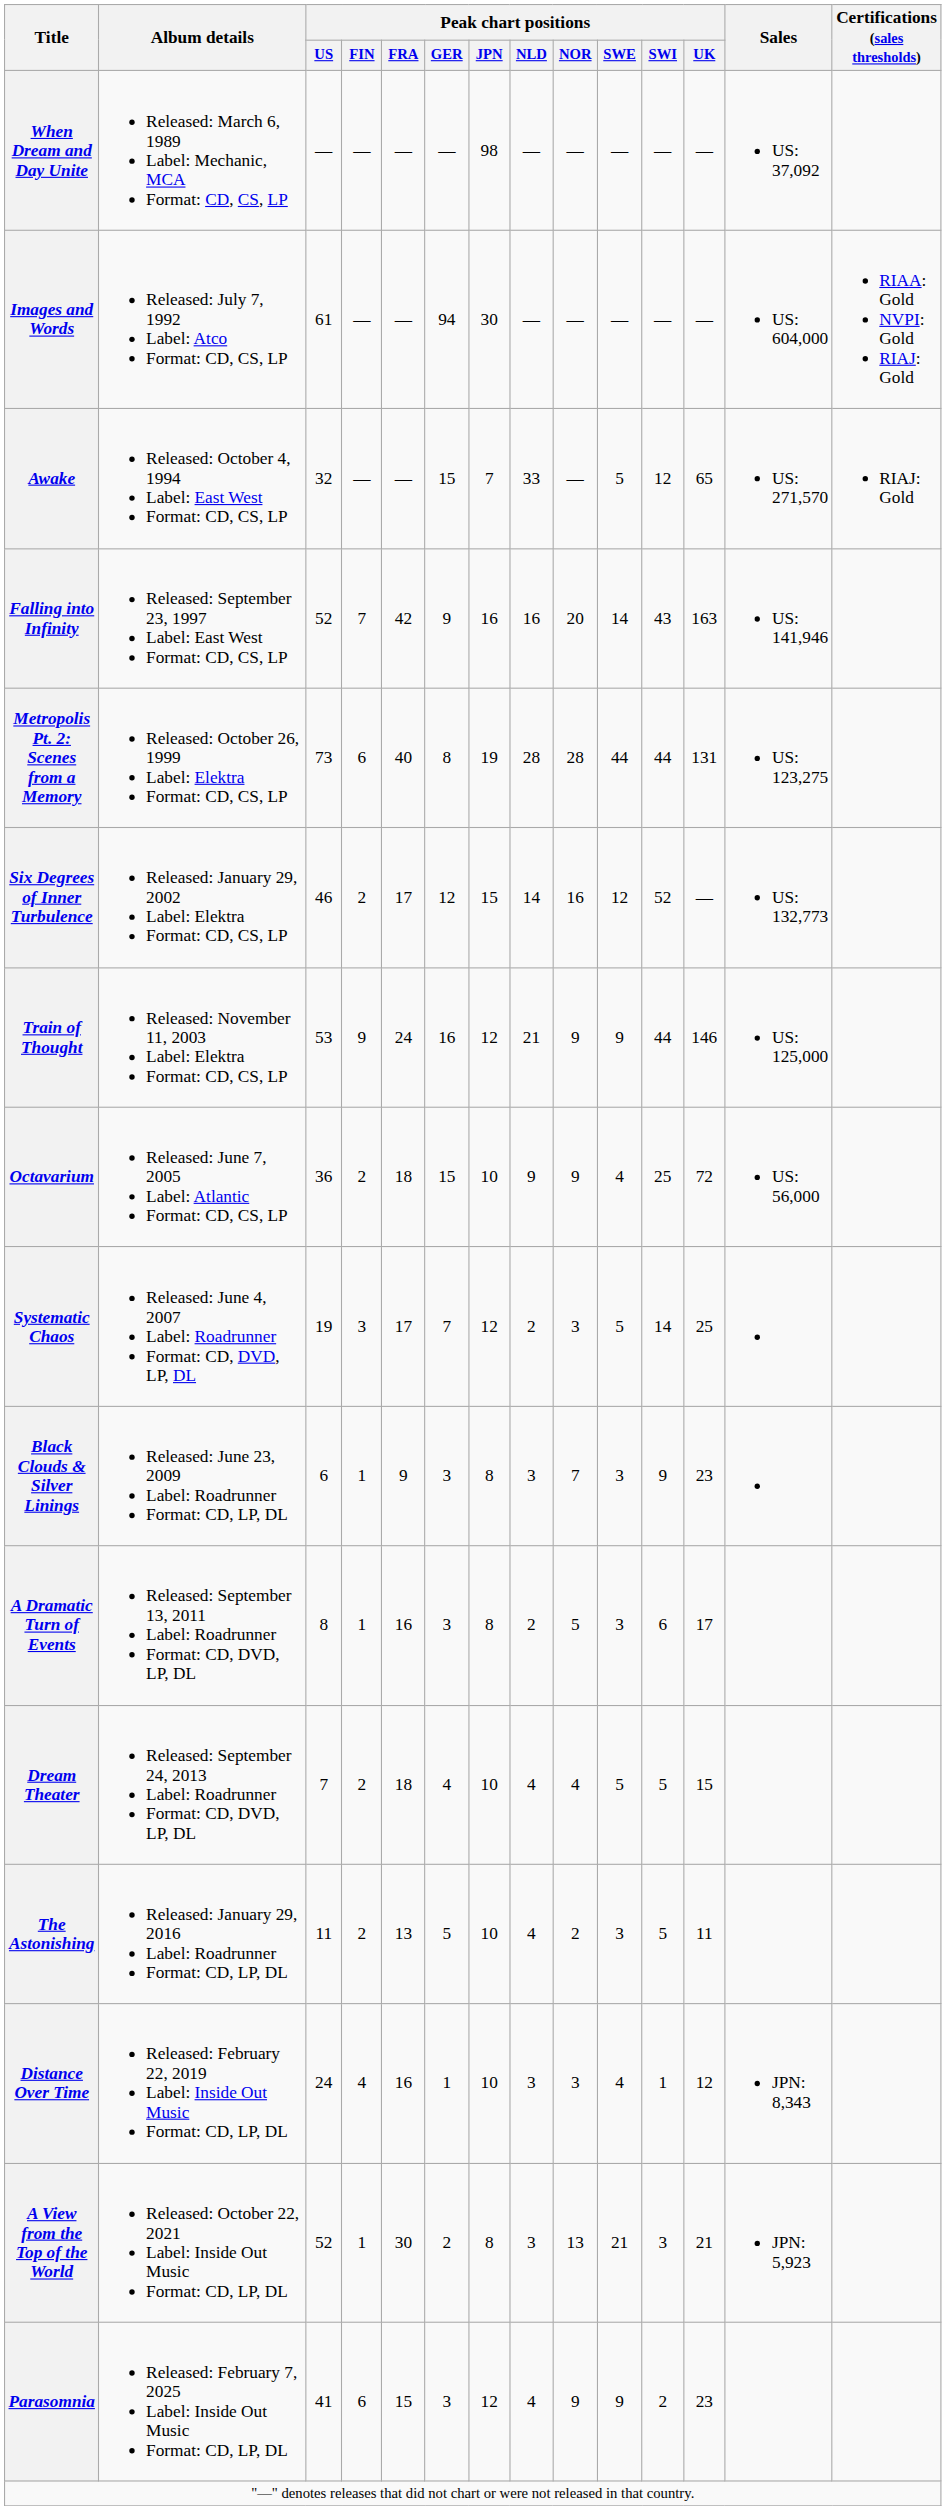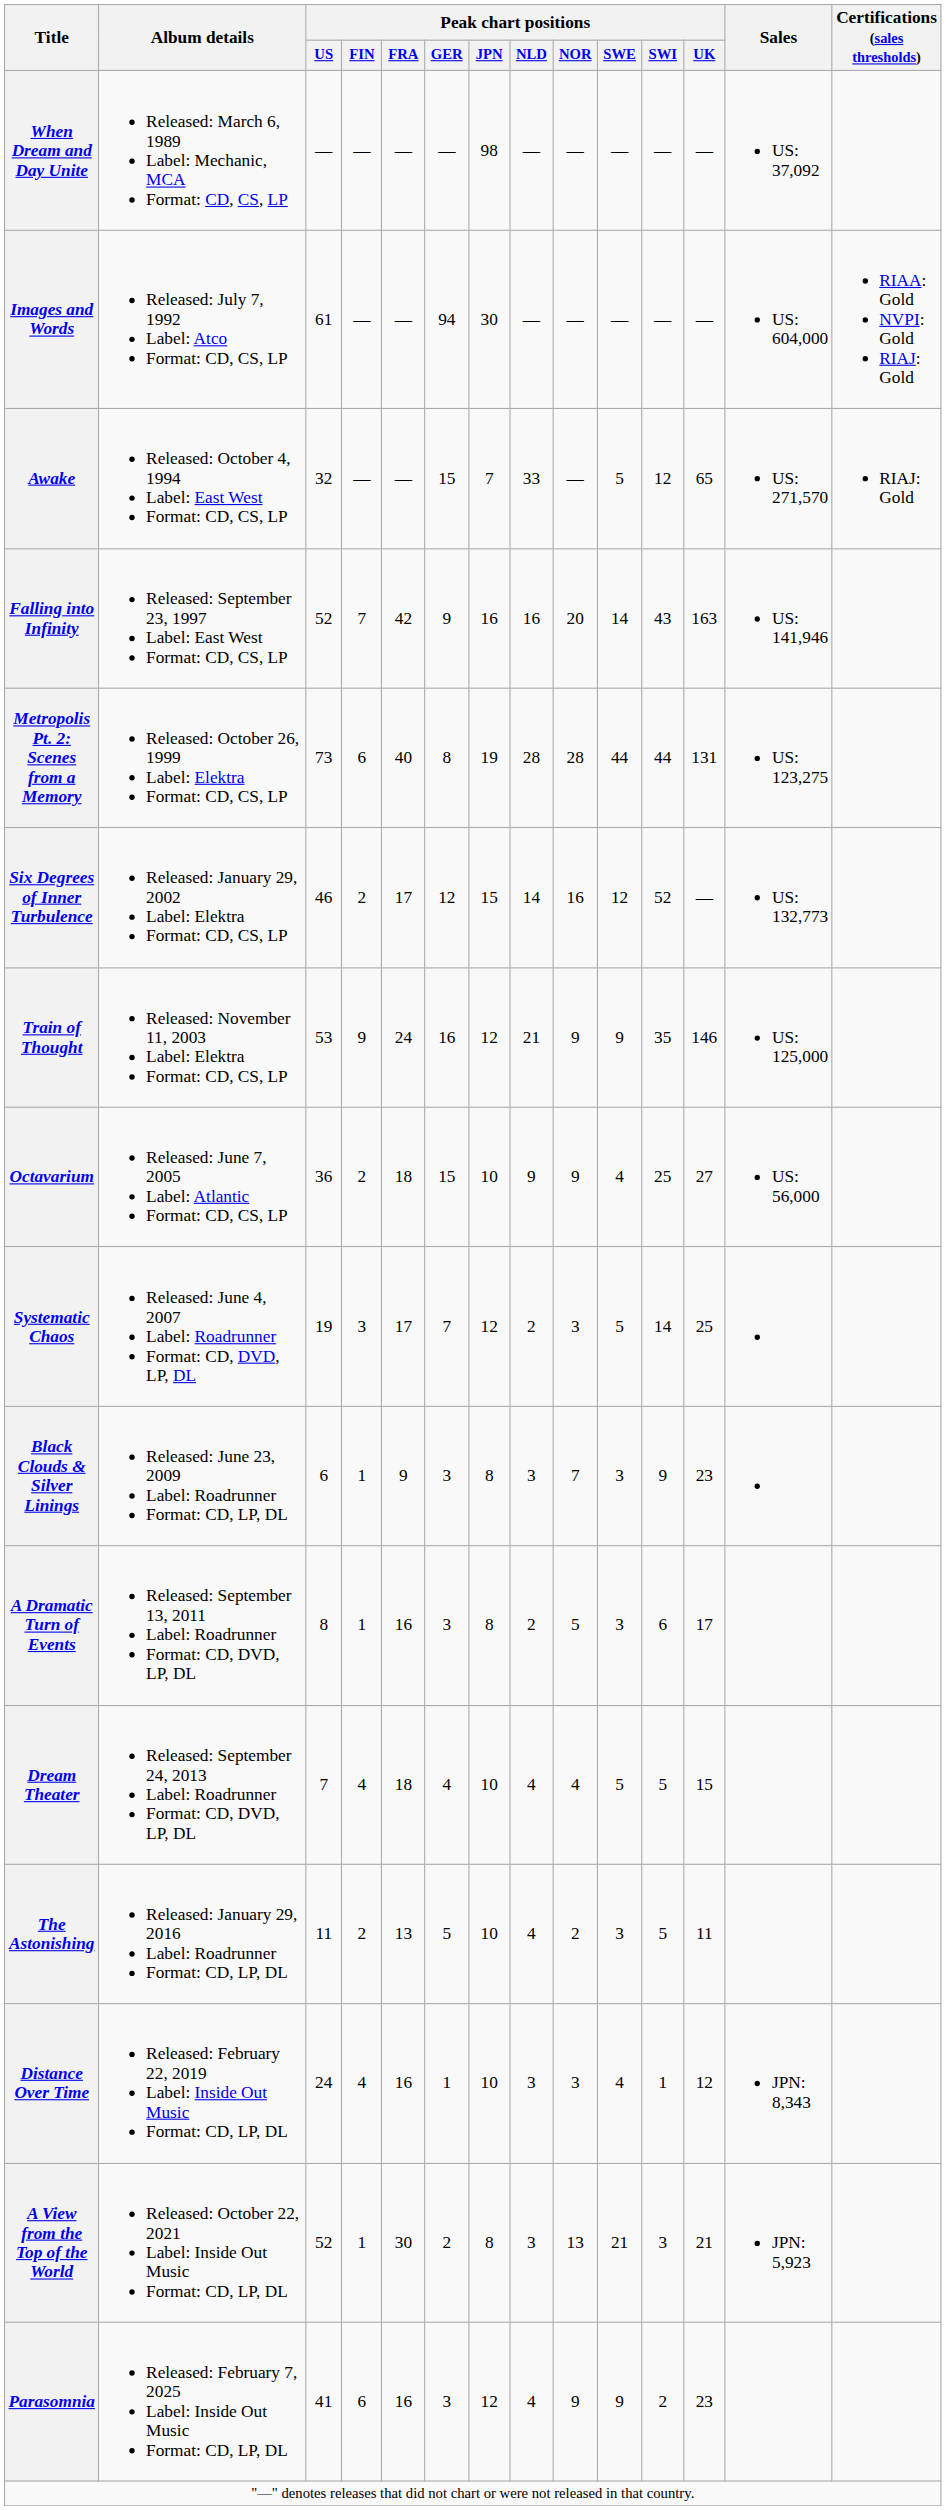(663, 1037) 44 -> (663, 1037) 35
(704, 1177) 72 -> (704, 1177) 27
(362, 1784) 2 -> (362, 1784) 4
(403, 2401) 15 -> (403, 2401) 16
